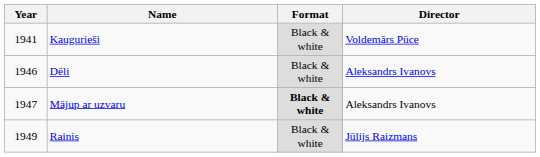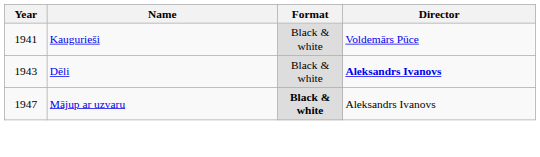(26, 71) 1946 -> (26, 71) 1943
(390, 71) normal -> (393, 71) bold
- row: (64, 136)
